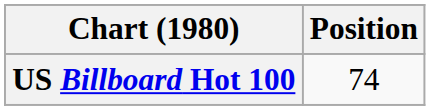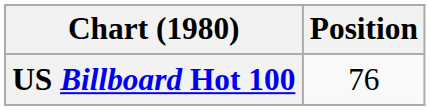(364, 79) 74 -> (364, 79) 76
